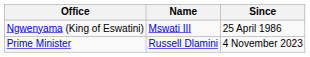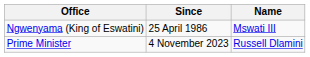columns swapped: (183, 12) <-> (263, 12)
